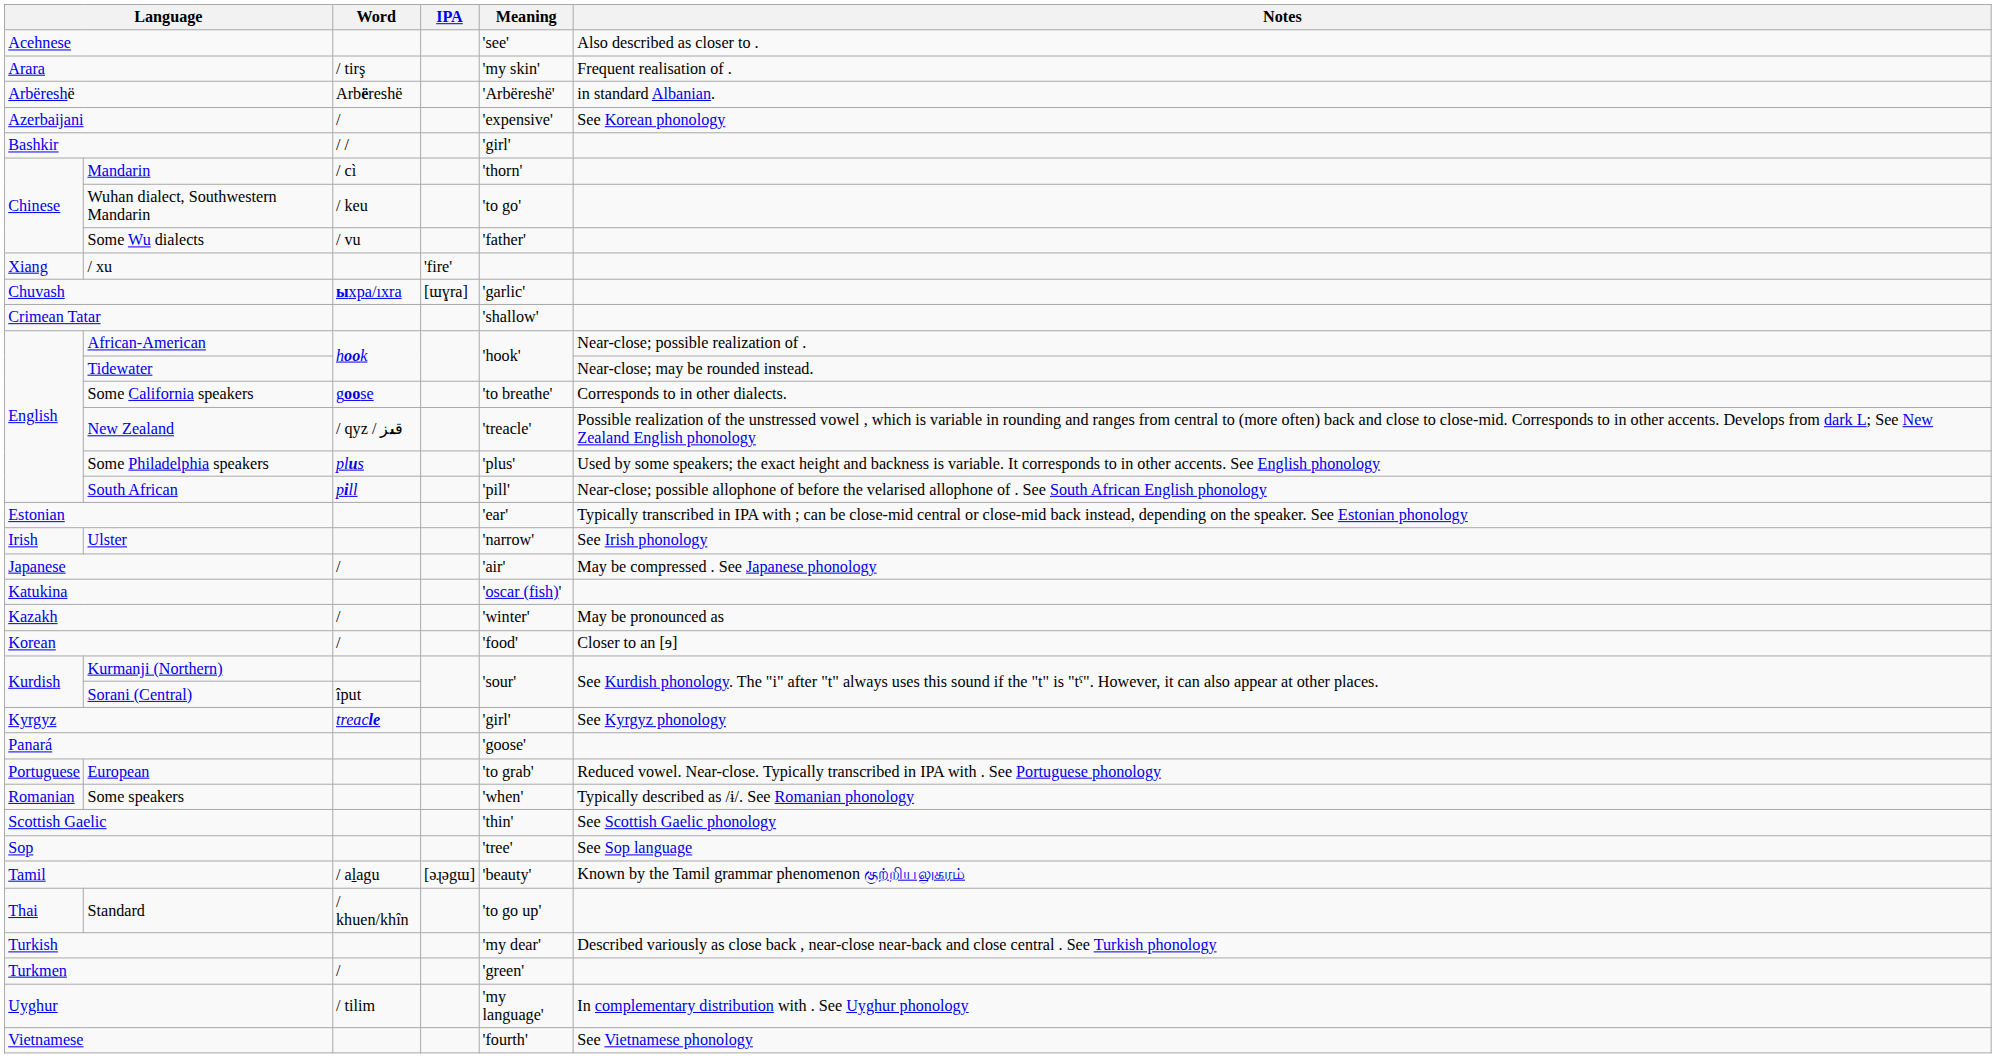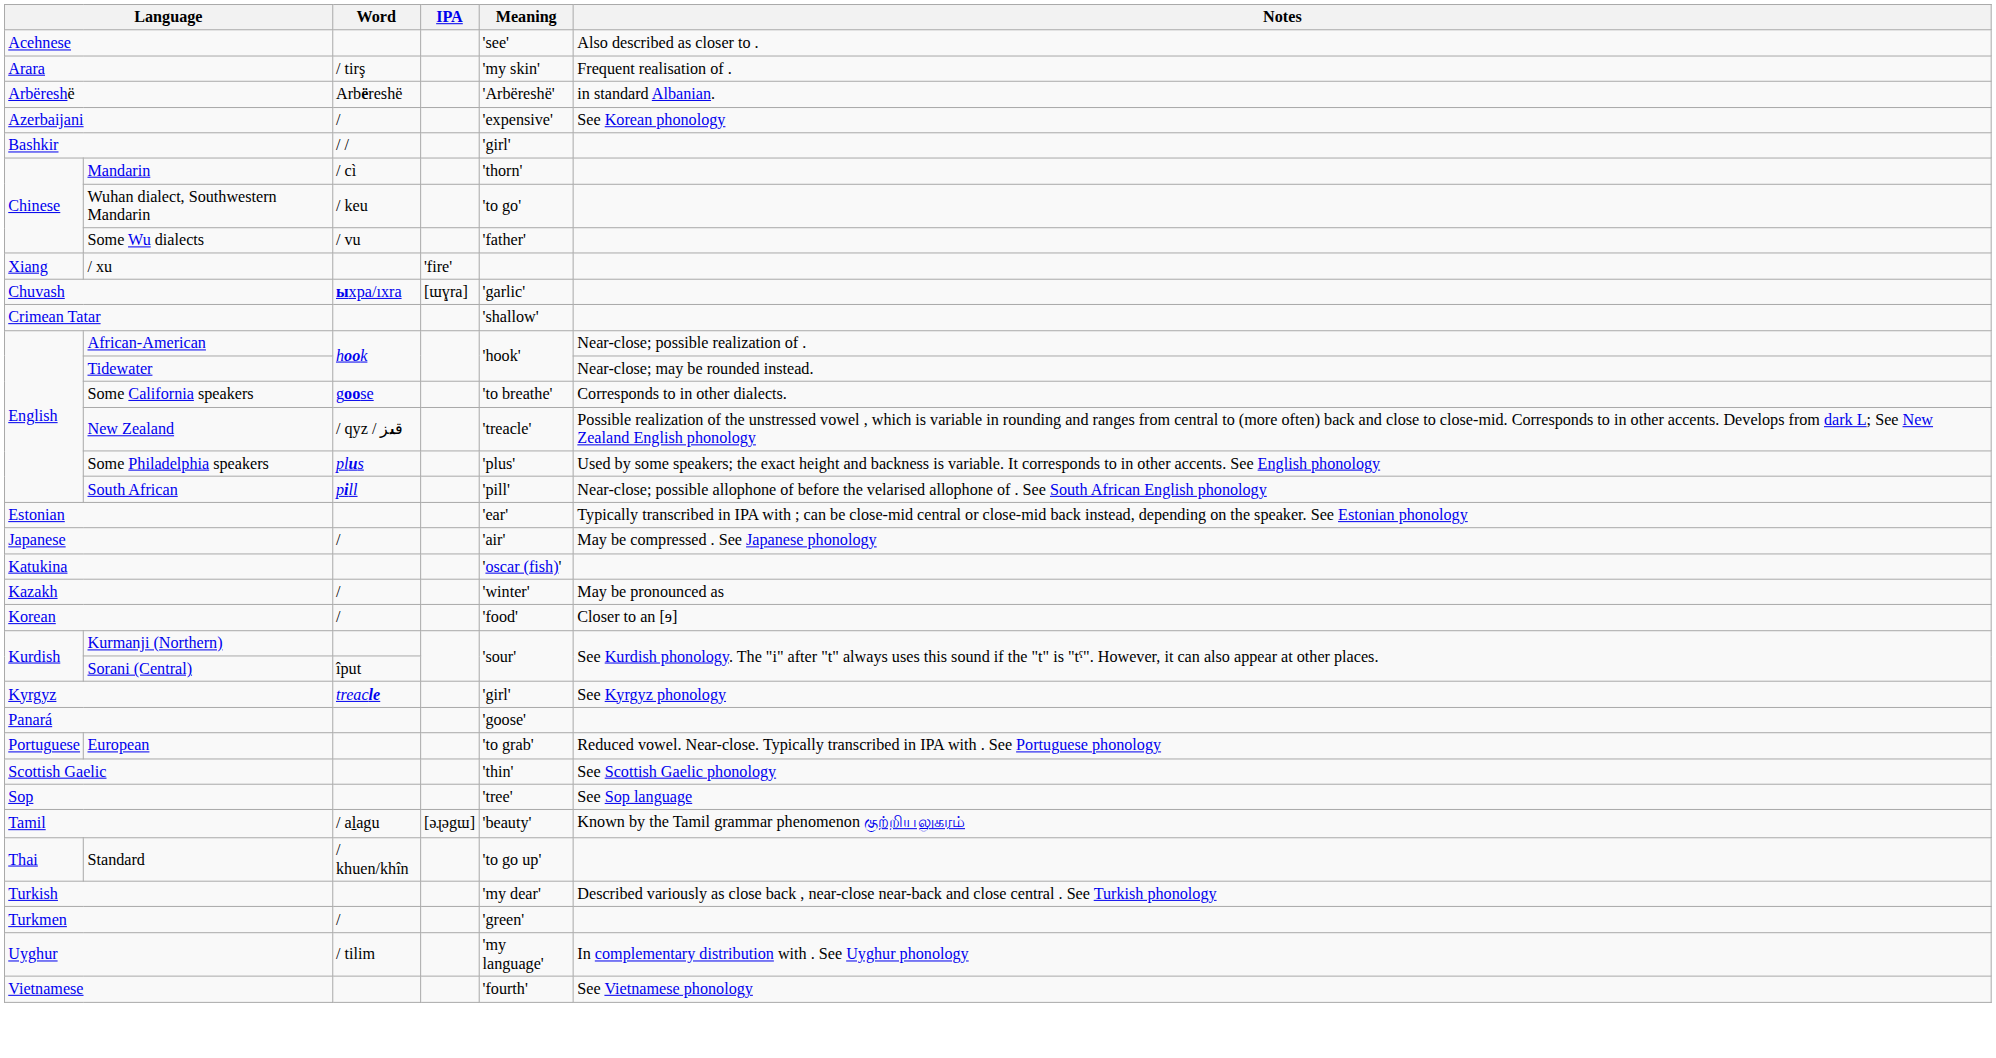- row: (107, 540)
- row: (136, 796)
